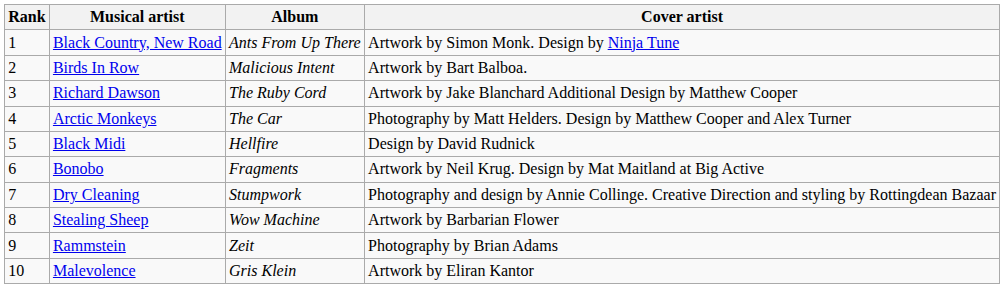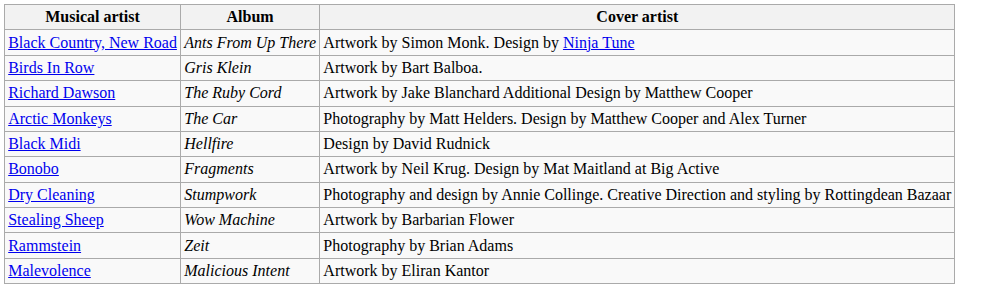- column: (27, 17)
(282, 67) Malicious Intent -> (218, 67) Gris Klein
(263, 270) Gris Klein -> (237, 270) Malicious Intent
